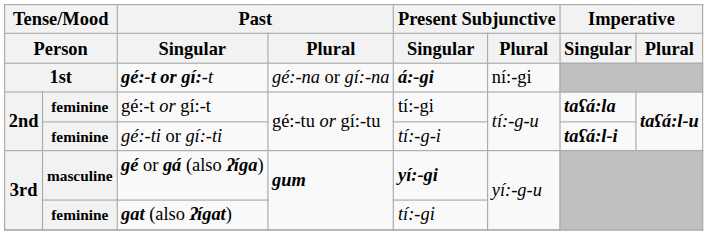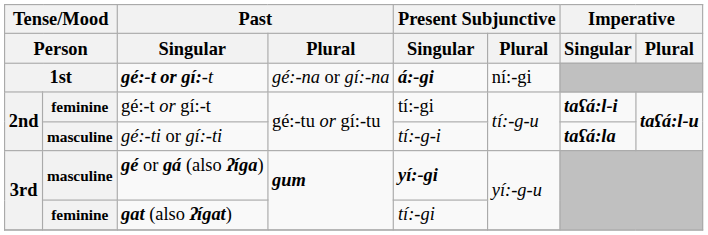(590, 106) taʕá:la -> (591, 106) taʕá:l-i
(80, 136) feminine -> (80, 136) masculine
(591, 135) taʕá:l-i -> (590, 135) taʕá:la
